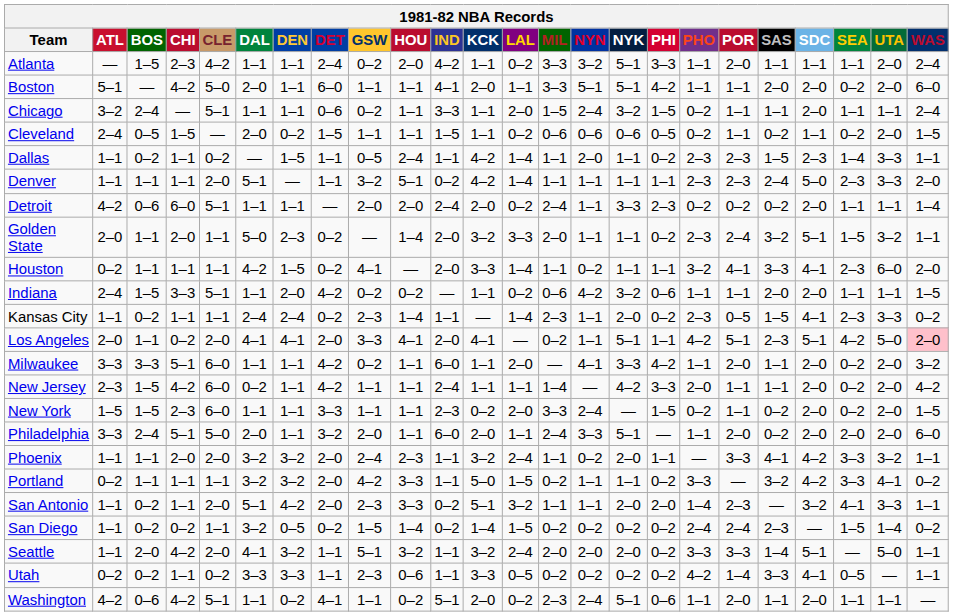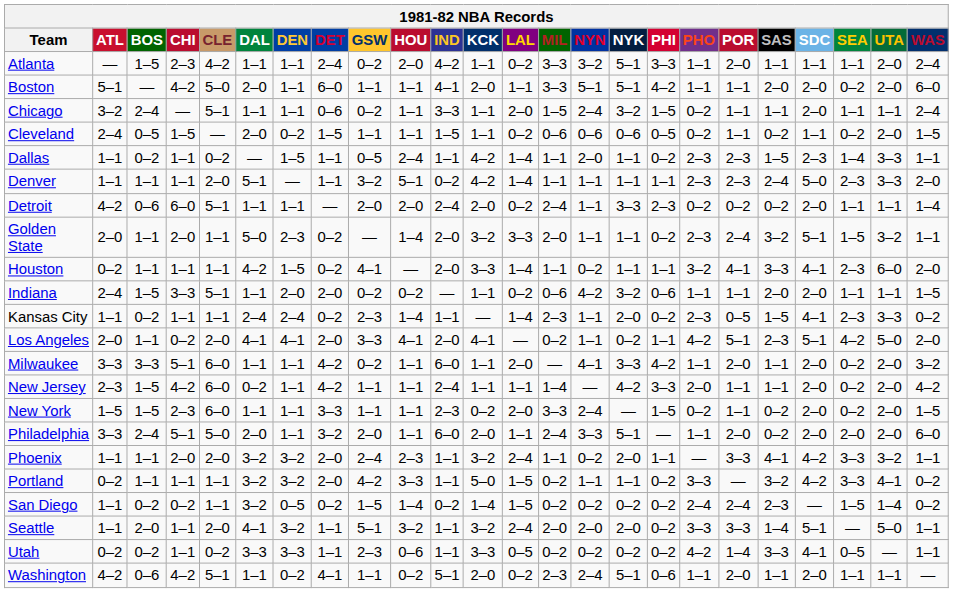(330, 293) 4–2 -> (330, 293) 2–0
(628, 340) 5–1 -> (628, 340) 0–2
(928, 340) pink background -> (928, 340) no background
- row: (48, 505)
(183, 552) 4–2 -> (183, 528) 1–1
